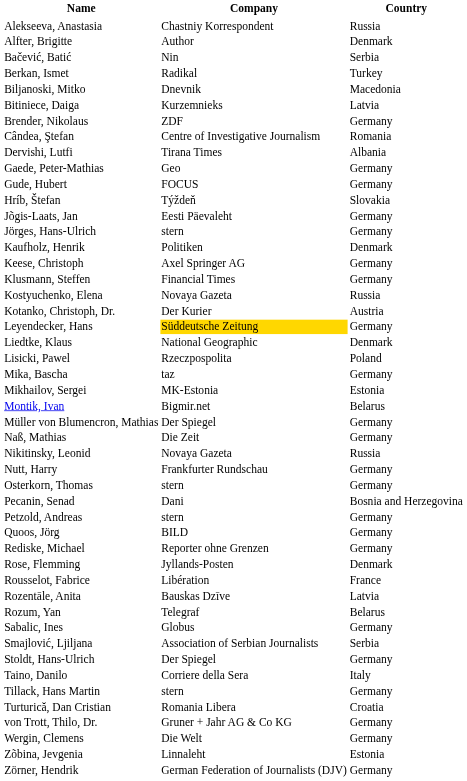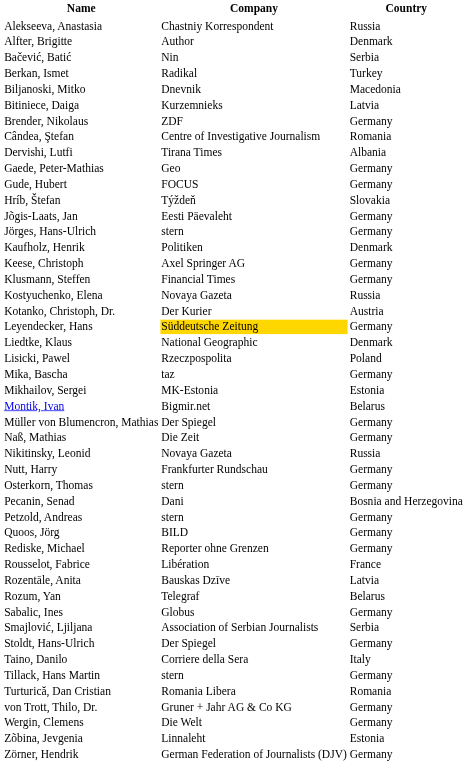- row: (42, 564)
(367, 707) Croatia -> (370, 691) Romania
